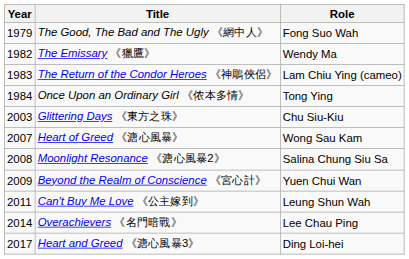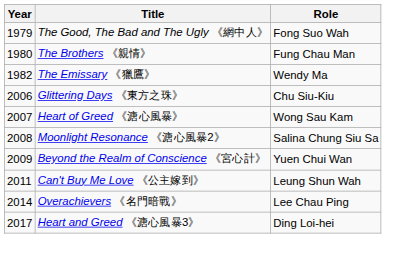+ row: (95, 53)
- row: (158, 74)
- row: (144, 96)
(20, 117) 2003 -> (20, 96) 2006
